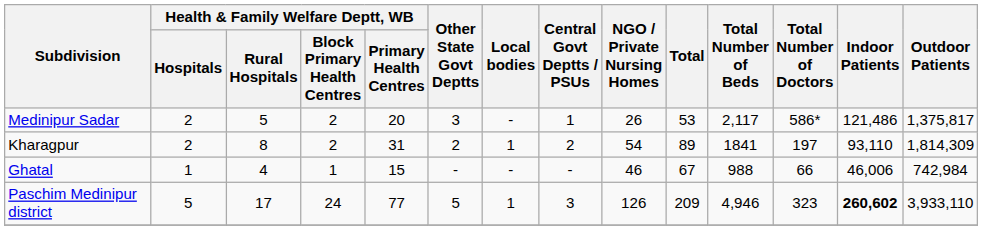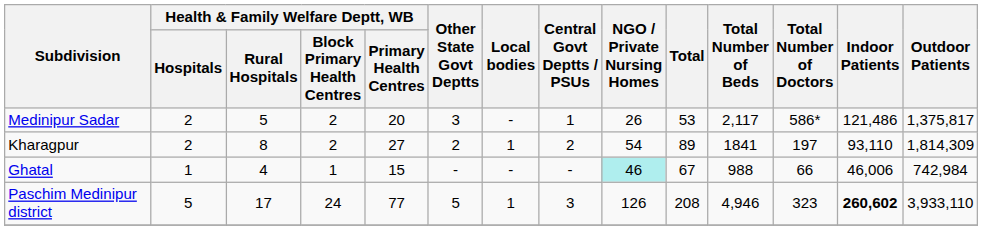(397, 145) 31 -> (397, 145) 27
(634, 170) no background -> (634, 170) paleturquoise background
(687, 203) 209 -> (687, 203) 208
